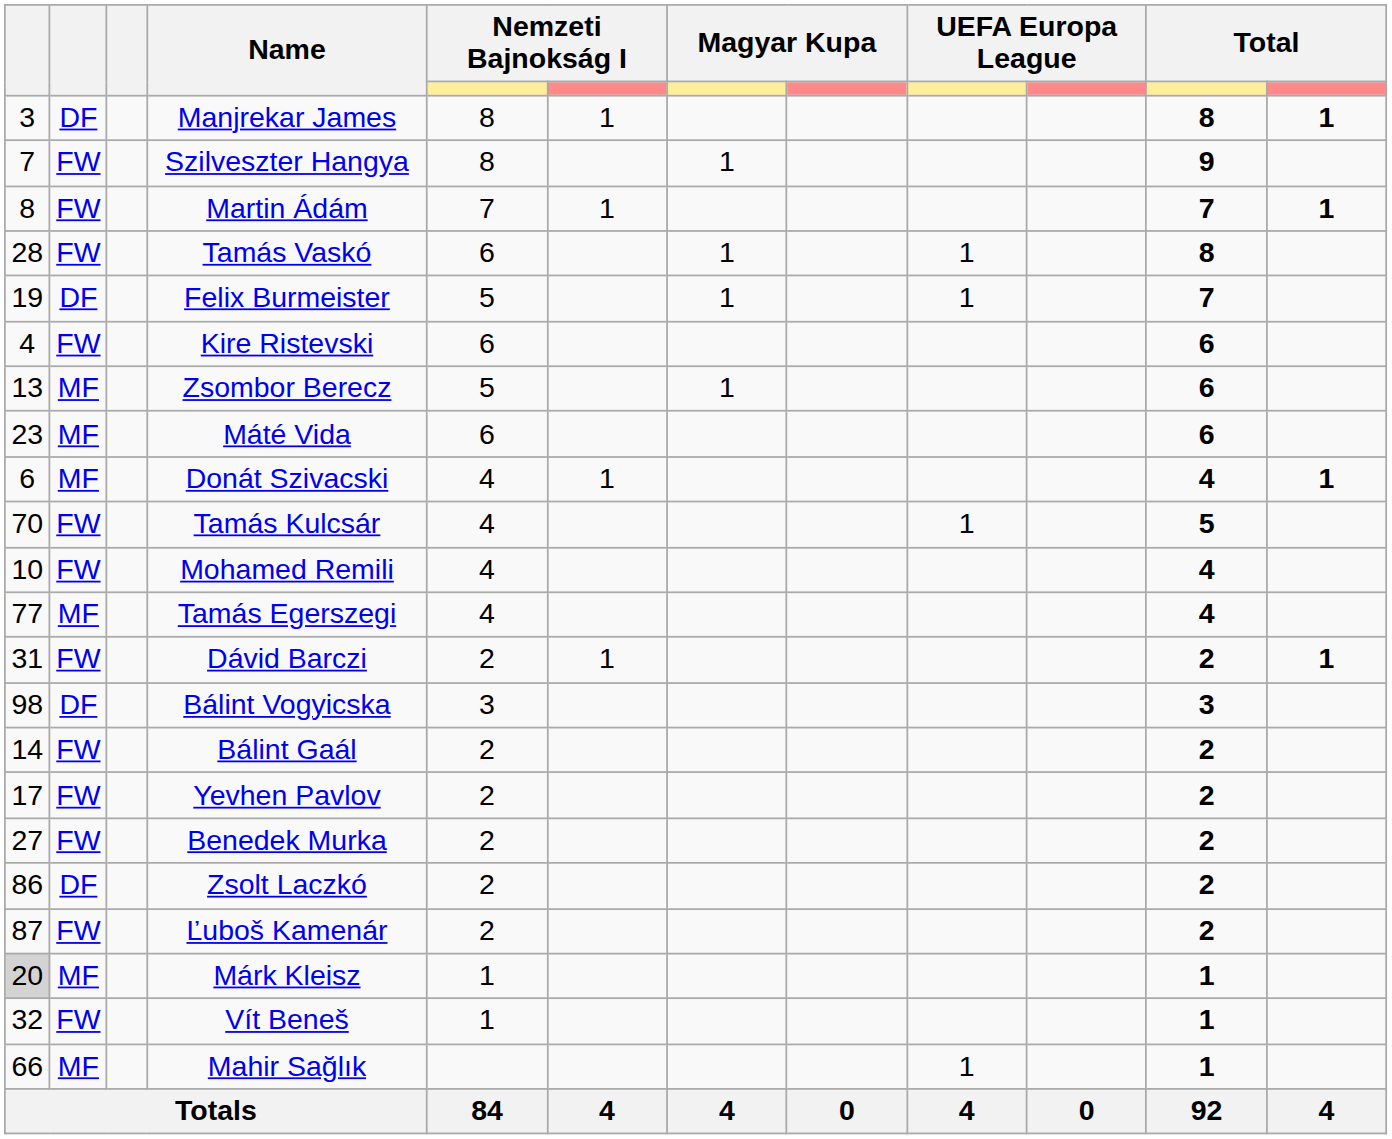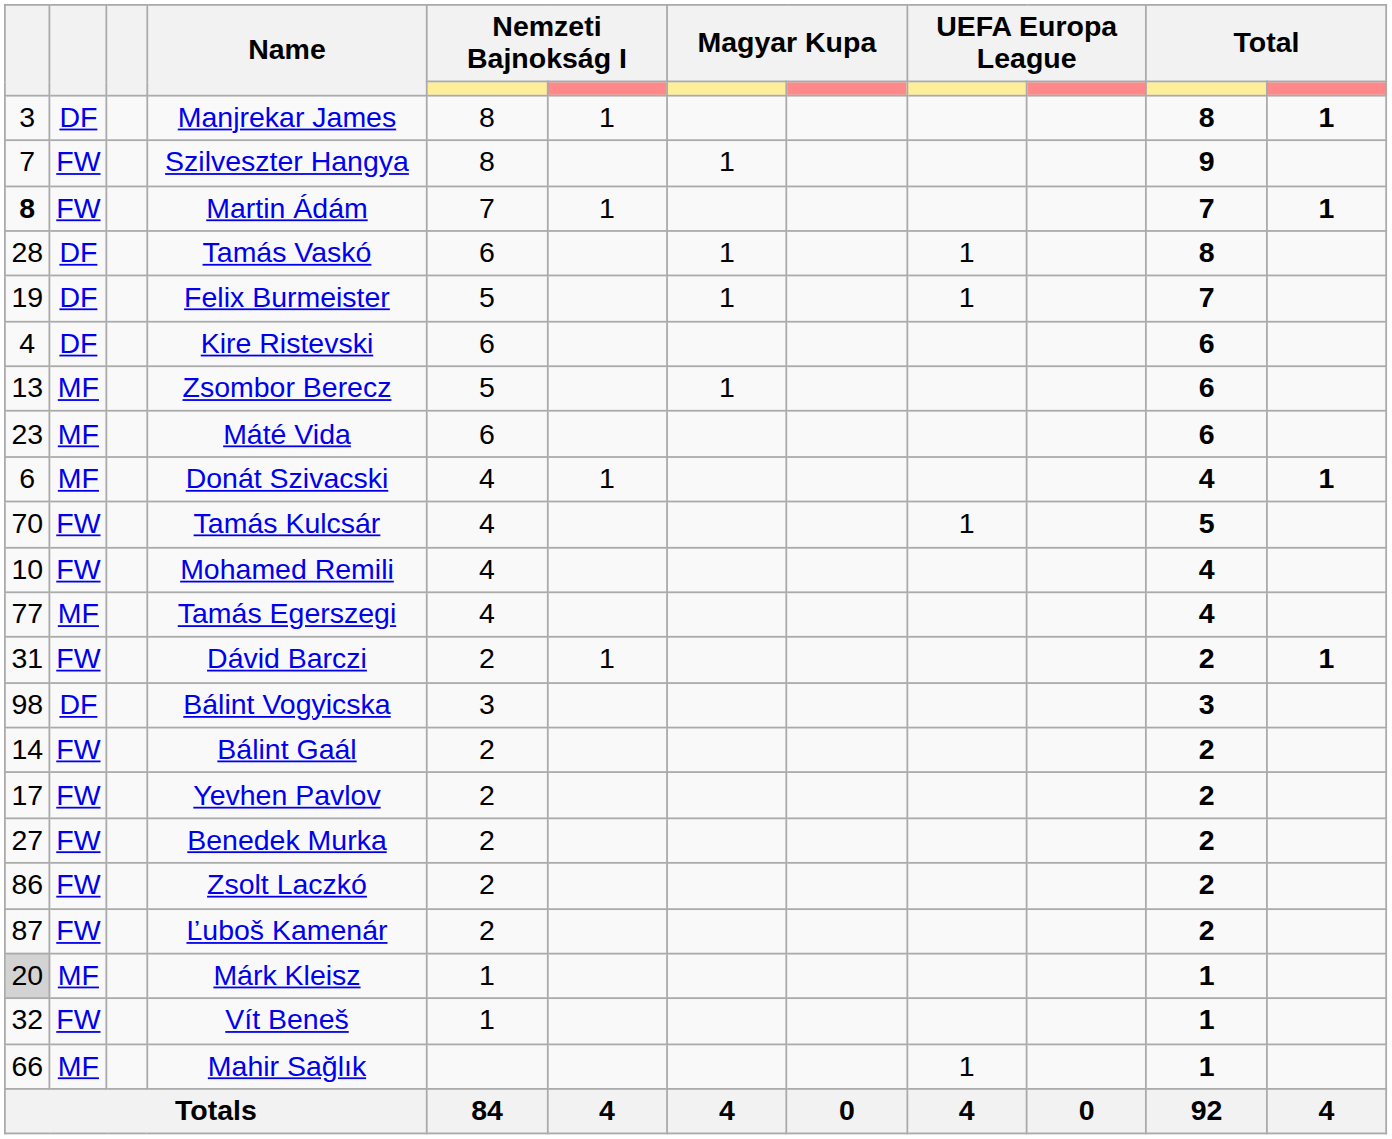(27, 207) normal -> (27, 207) bold
(78, 252) FW -> (78, 252) DF
(78, 343) FW -> (78, 343) DF
(78, 885) DF -> (78, 885) FW
